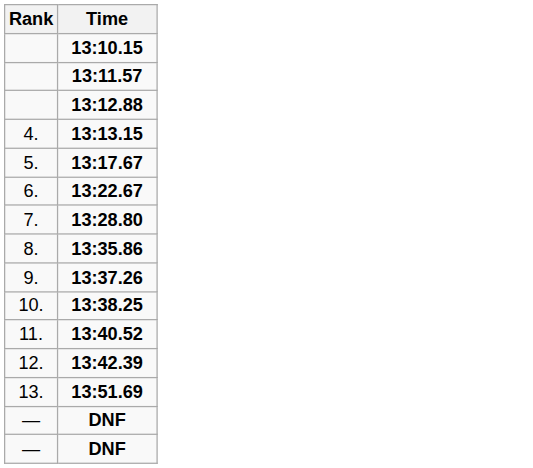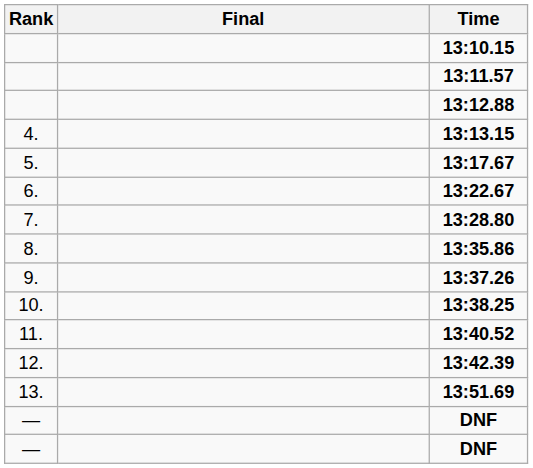+ column: (243, 19)
